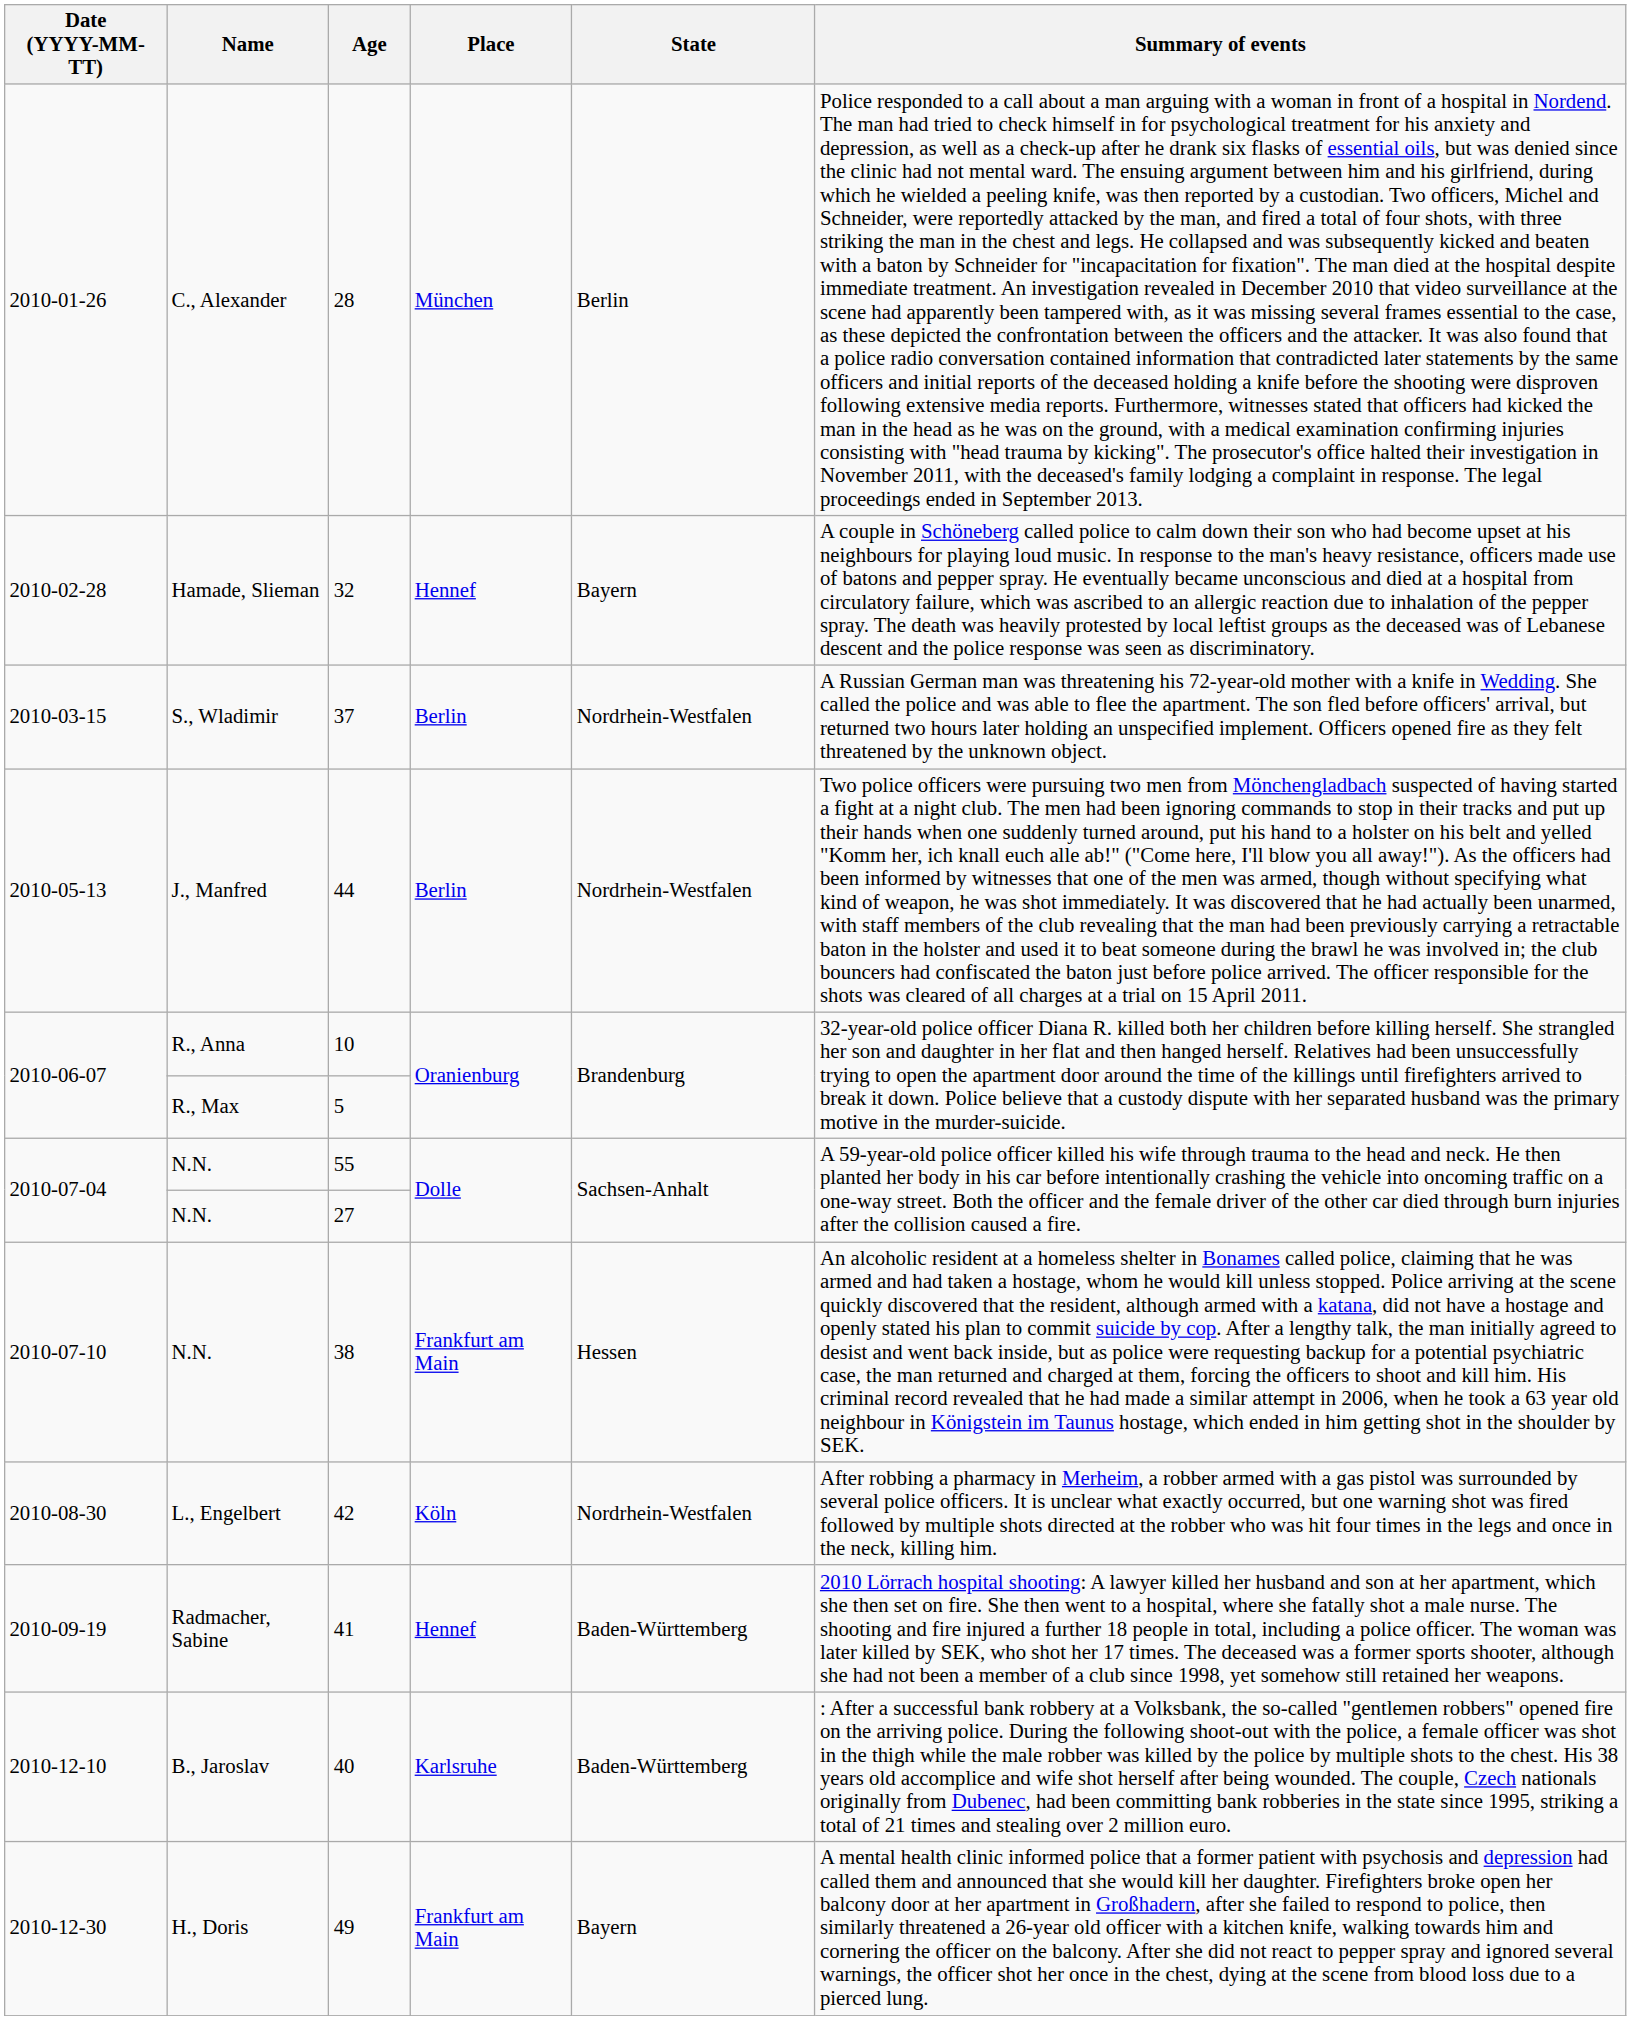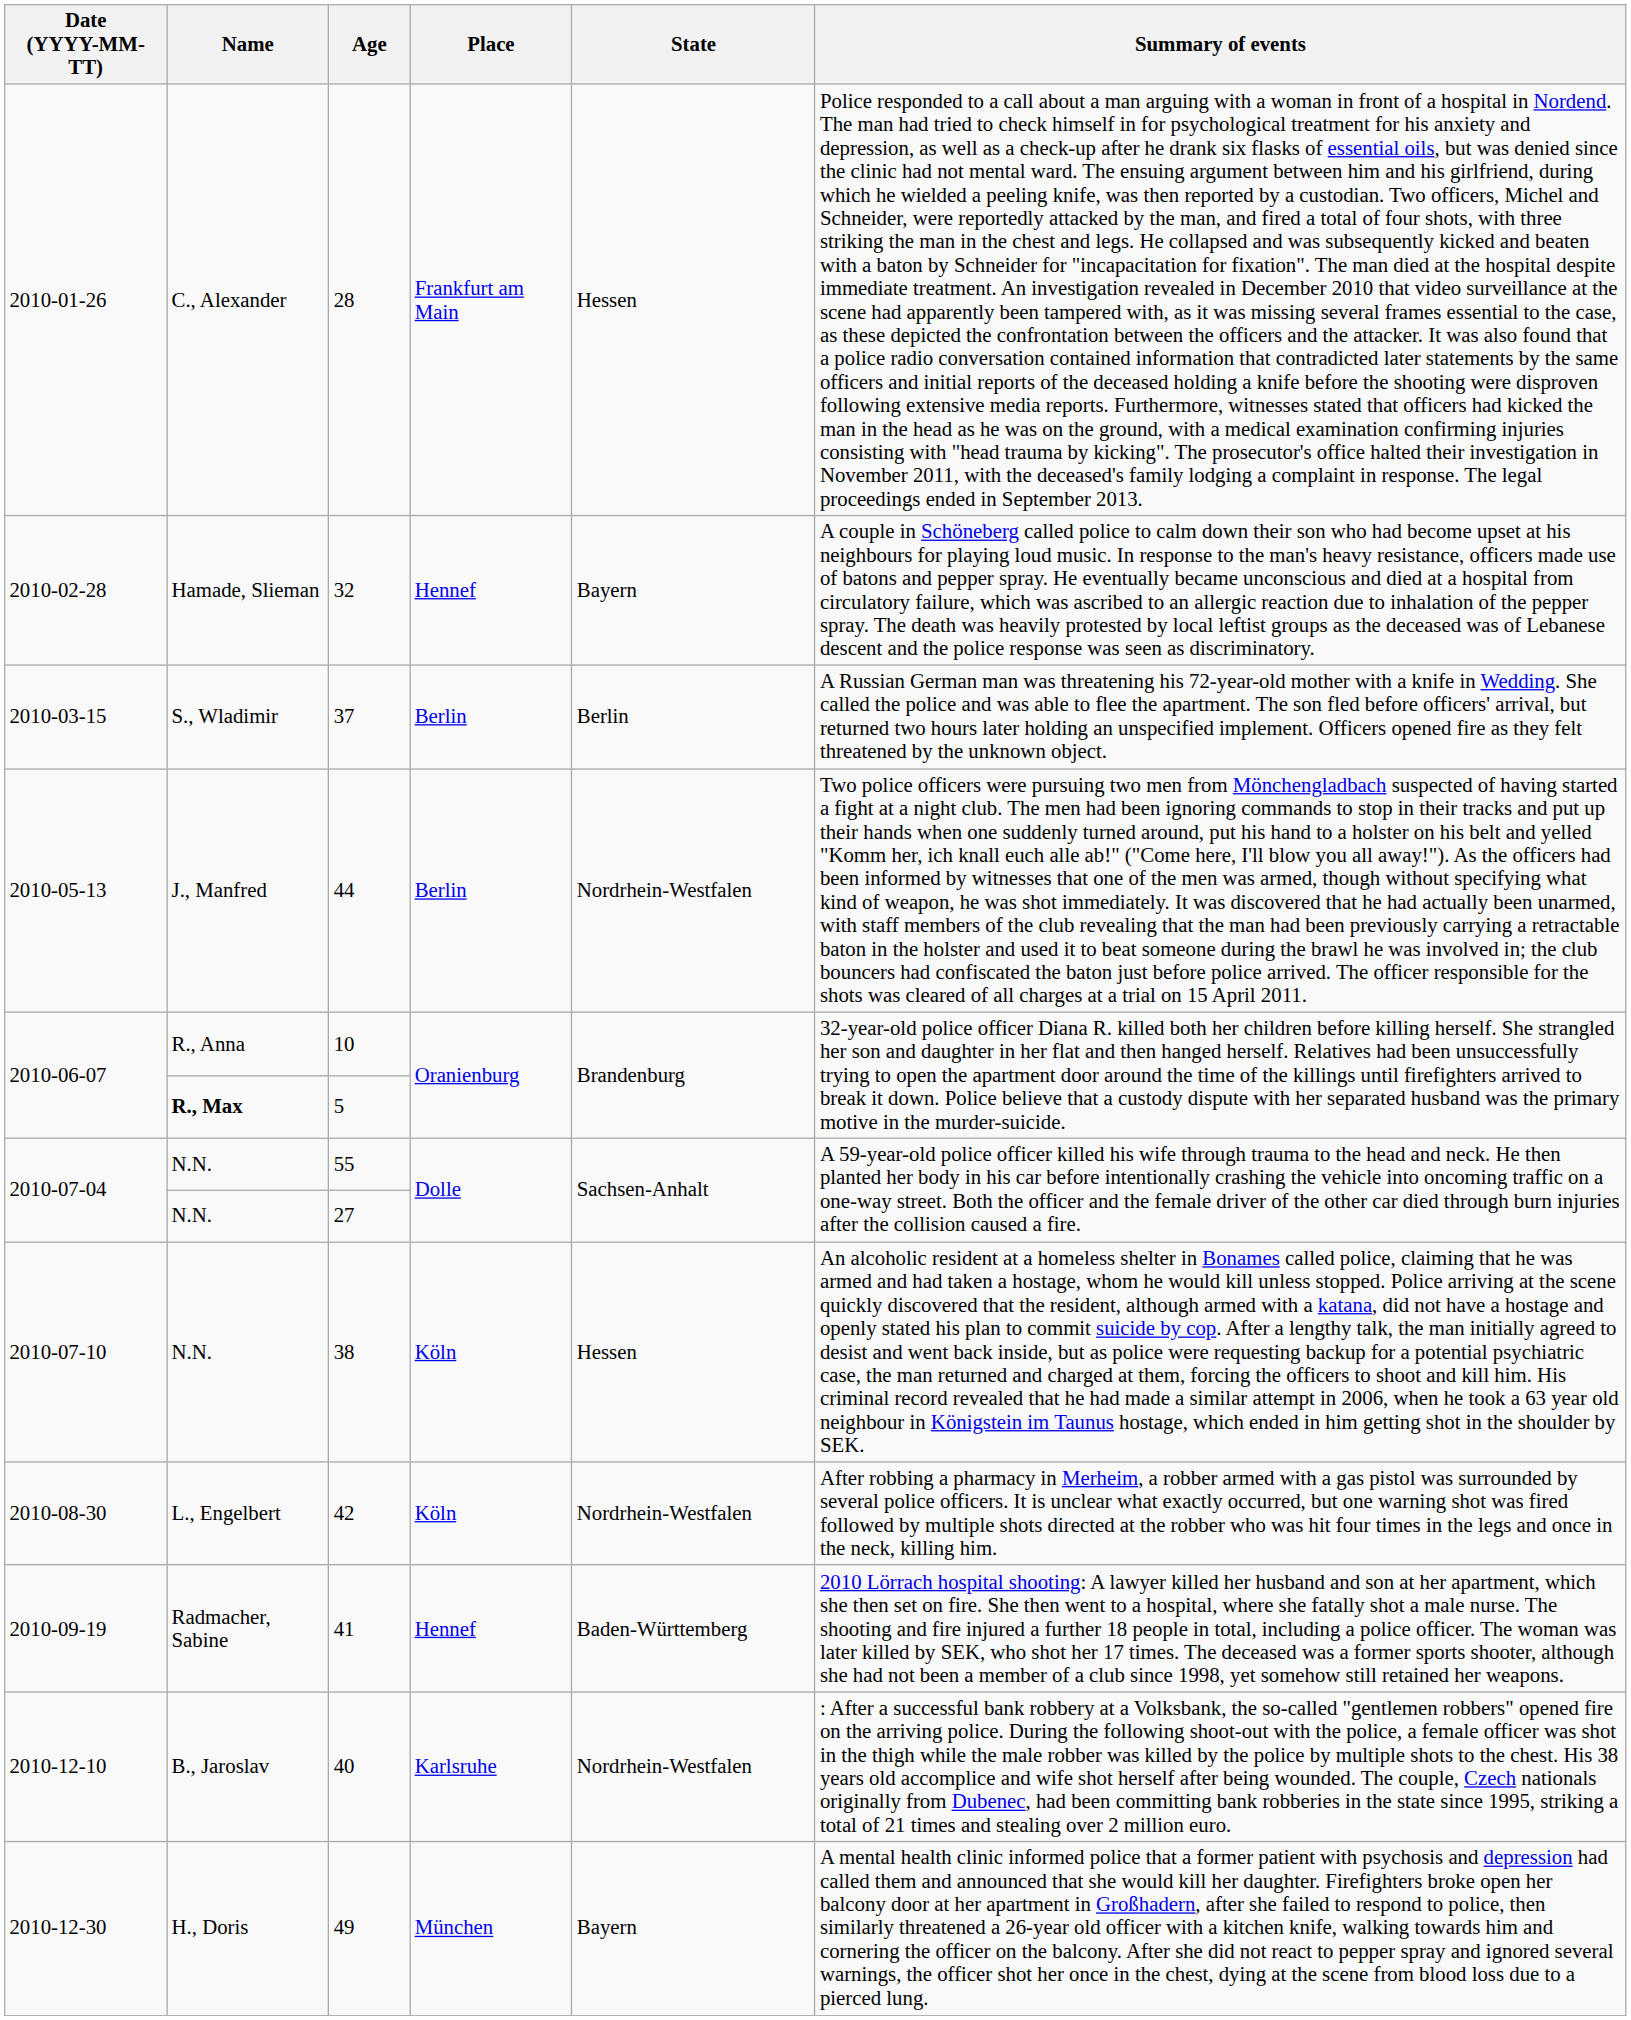(454, 299) München -> (469, 299) Frankfurt am Main
(603, 299) Berlin -> (607, 299) Hessen
(664, 716) Nordrhein-Westfalen -> (603, 716) Berlin
(205, 1106) normal -> (207, 1106) bold
(469, 1351) Frankfurt am Main -> (435, 1351) Köln
(662, 1766) Baden-Württemberg -> (664, 1766) Nordrhein-Westfalen
(469, 1928) Frankfurt am Main -> (454, 1928) München
